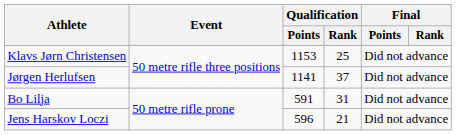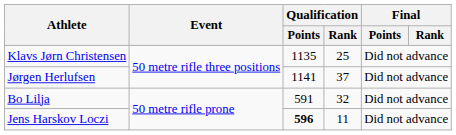(304, 56) 1153 -> (304, 56) 1135
(343, 98) 31 -> (343, 98) 32
(304, 120) normal -> (304, 120) bold
(343, 120) 21 -> (343, 120) 11
